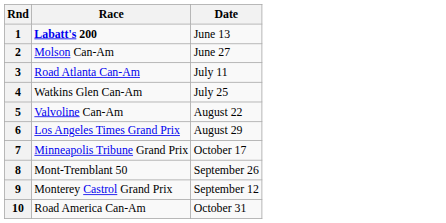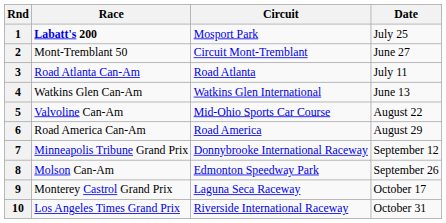+ column: (281, 14)
(212, 34) June 13 -> (391, 34) July 25
(74, 53) Molson Can-Am -> (81, 53) Mont-Tremblant 50
(211, 92) July 25 -> (392, 92) June 13
(107, 131) Los Angeles Times Grand Prix -> (90, 131) Road America Can-Am
(220, 150) October 17 -> (406, 150) September 12
(81, 170) Mont-Tremblant 50 -> (74, 170) Molson Can-Am
(226, 189) September 12 -> (400, 189) October 17
(90, 209) Road America Can-Am -> (107, 209) Los Angeles Times Grand Prix
